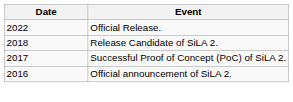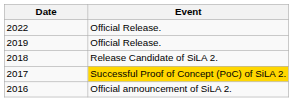+ row: (17, 43)
(188, 58) no background -> (188, 74) gold background
